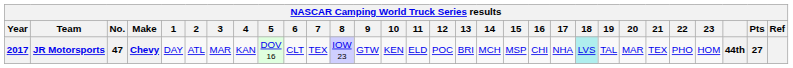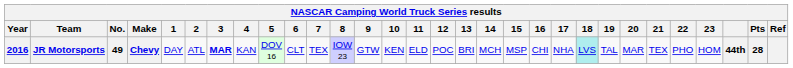(18, 50) 2017 -> (18, 50) 2016
(117, 50) 47 -> (117, 50) 49
(220, 50) normal -> (221, 50) bold
(757, 50) 27 -> (758, 50) 28
